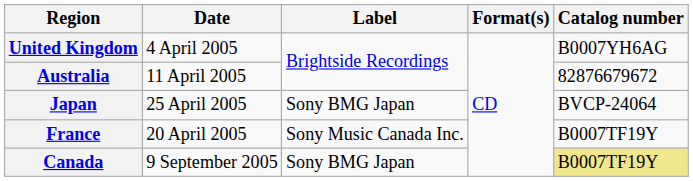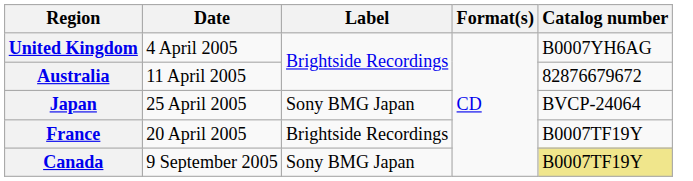(375, 133) Sony Music Canada Inc. -> (367, 133) Brightside Recordings
